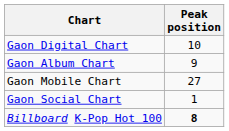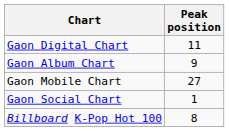(194, 45) 10 -> (194, 45) 11
(194, 118) bold -> (194, 118) normal
